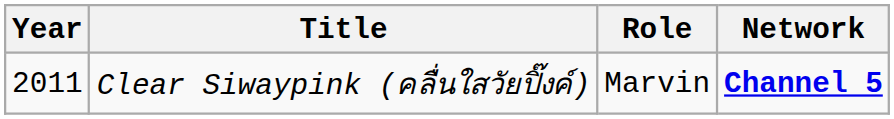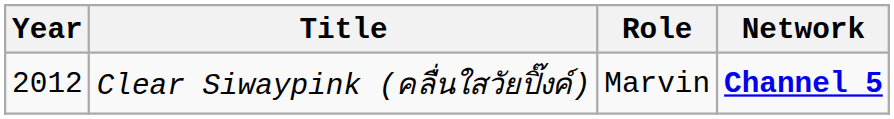(47, 84) 2011 -> (47, 84) 2012
